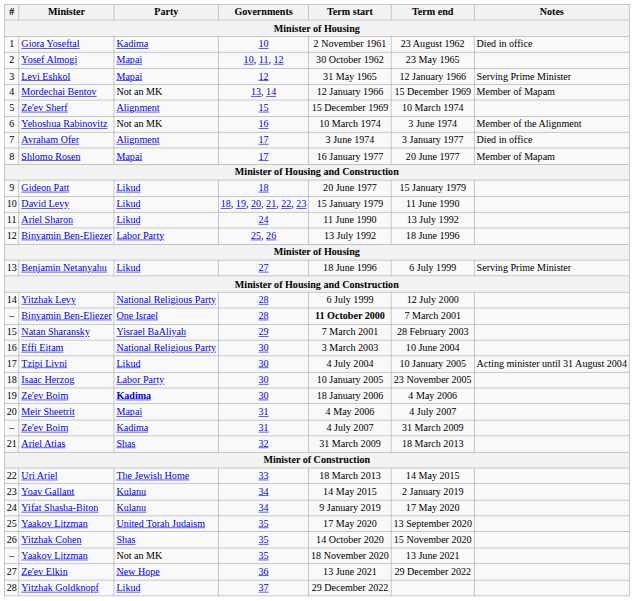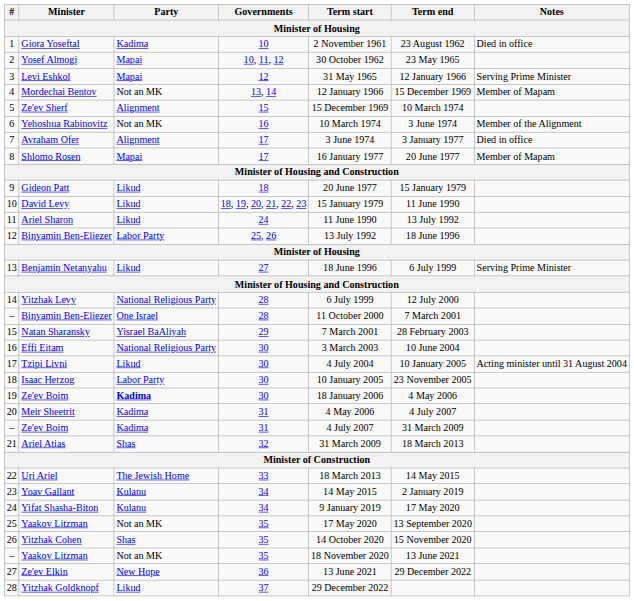(350, 316) bold -> (350, 316) normal
(129, 412) Mapai -> (132, 412) Kadima
(161, 524) United Torah Judaism -> (139, 524) Not an MK
